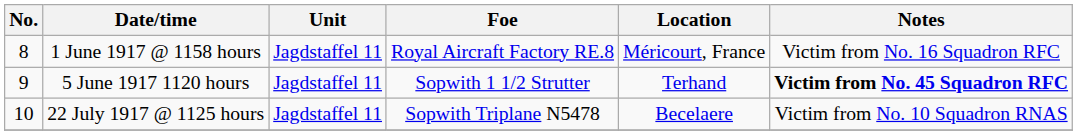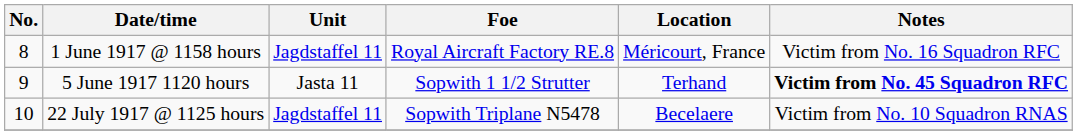(328, 82) Jagdstaffel 11 -> (328, 82) Jasta 11
